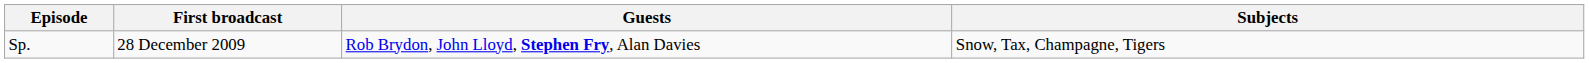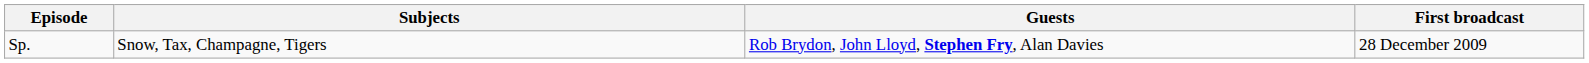columns swapped: (228, 17) <-> (1268, 17)
